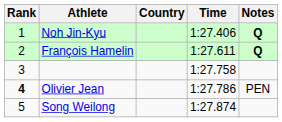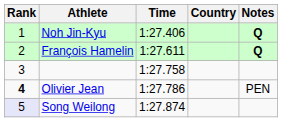columns swapped: (162, 13) <-> (213, 13)
(22, 107) no background -> (22, 107) lavender background
